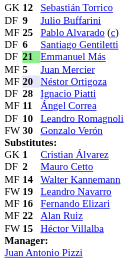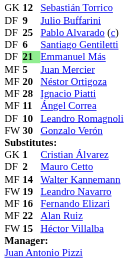(12, 32) MF -> (11, 32) DF
(28, 81) lavender background -> (28, 81) no background
(11, 93) DF -> (12, 93) MF
